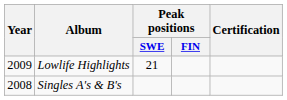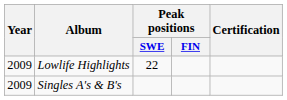(152, 65) 21 -> (152, 65) 22
(20, 85) 2008 -> (20, 85) 2009
